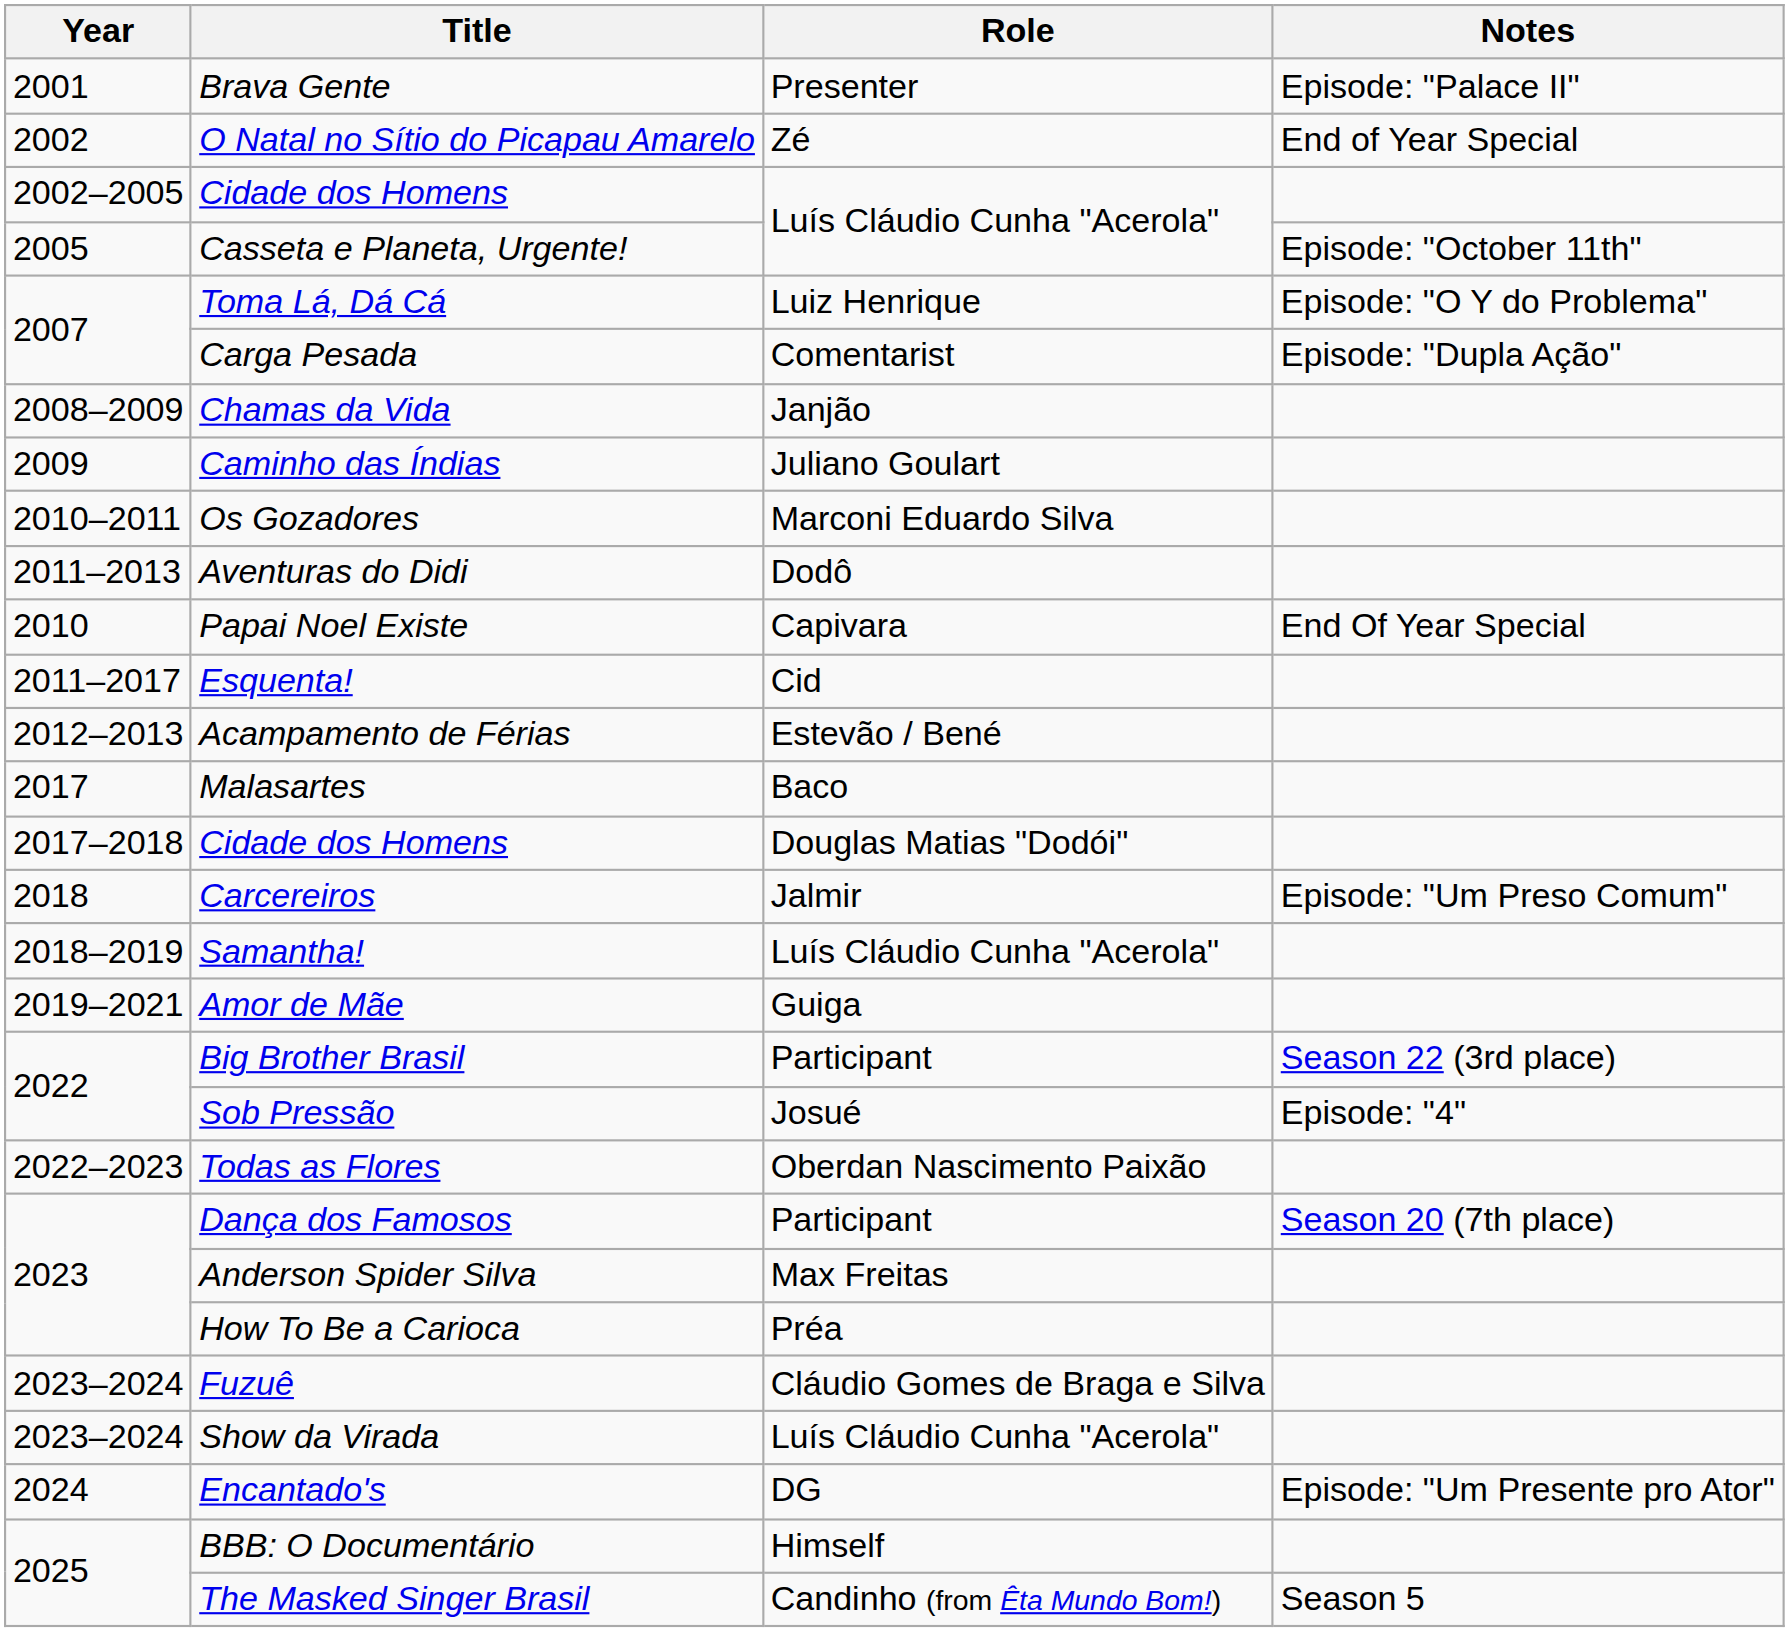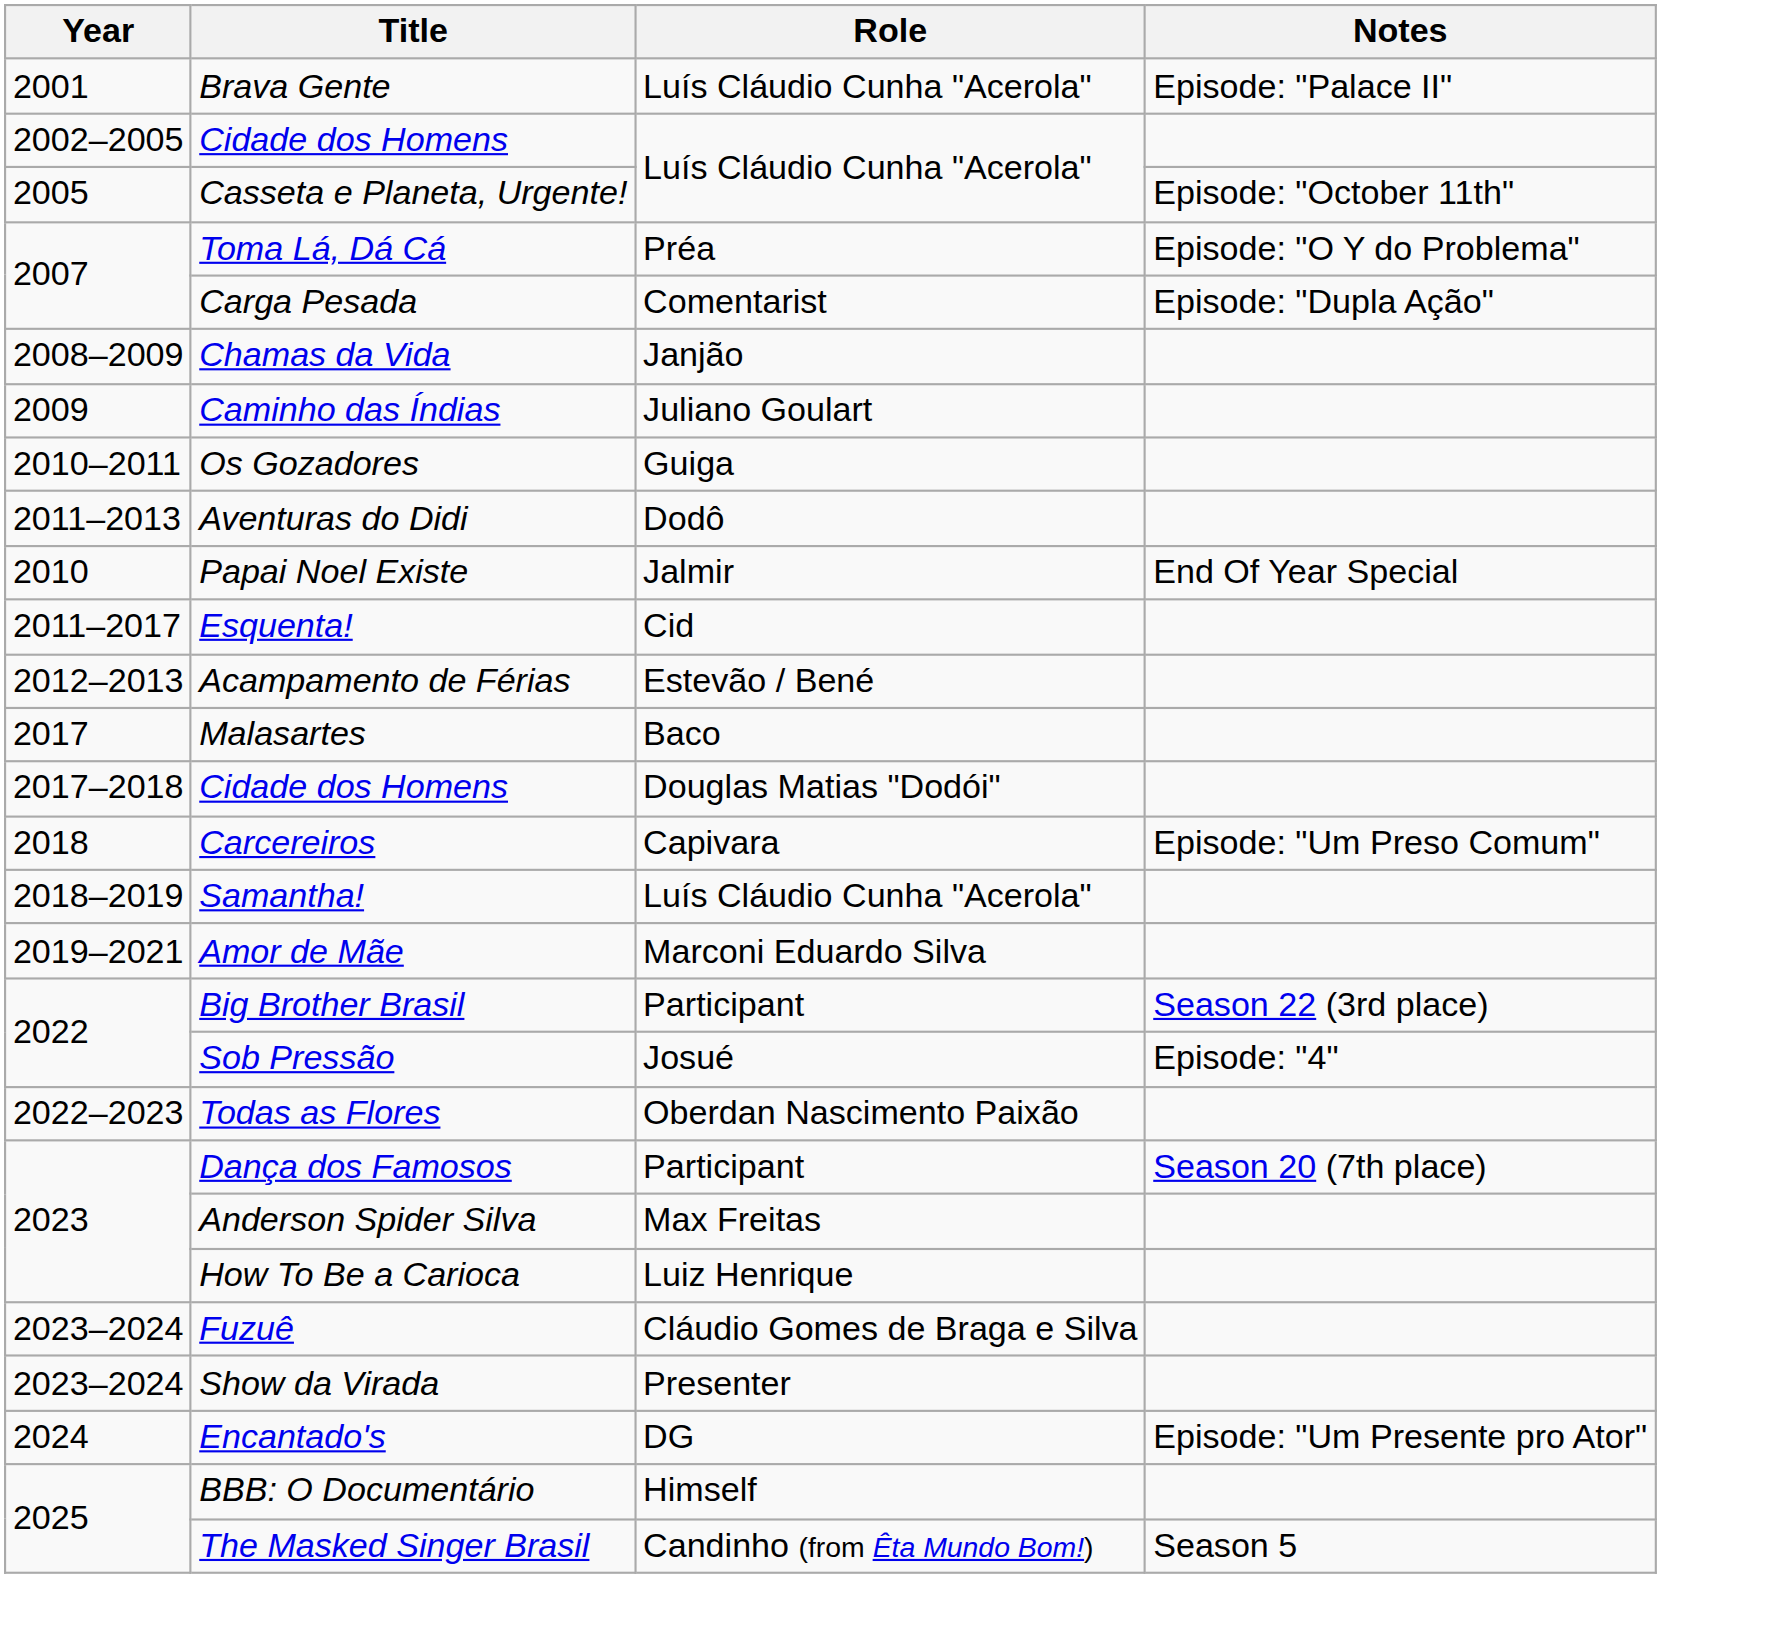(845, 85) Presenter -> (867, 85) Luís Cláudio Cunha "Acerola"
- row: (51, 139)
(876, 301) Luiz Henrique -> (679, 247) Préa
(942, 517) Marconi Eduardo Silva -> (689, 463) Guiga
(839, 626) Capivara -> (689, 572) Jalmir
(816, 896) Jalmir -> (711, 842) Capivara
(816, 1004) Guiga -> (815, 950) Marconi Eduardo Silva
(807, 1328) Préa -> (748, 1274) Luiz Henrique
(995, 1436) Luís Cláudio Cunha "Acerola" -> (717, 1382) Presenter
